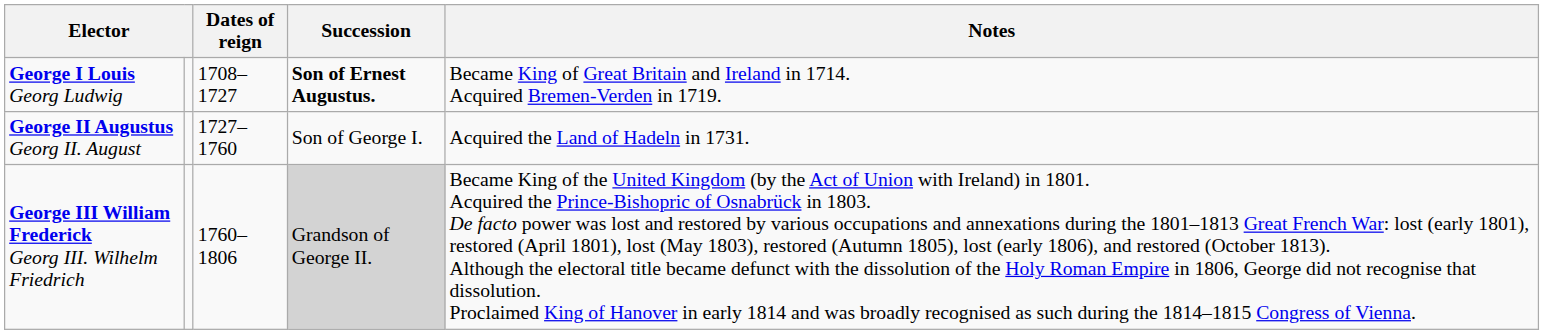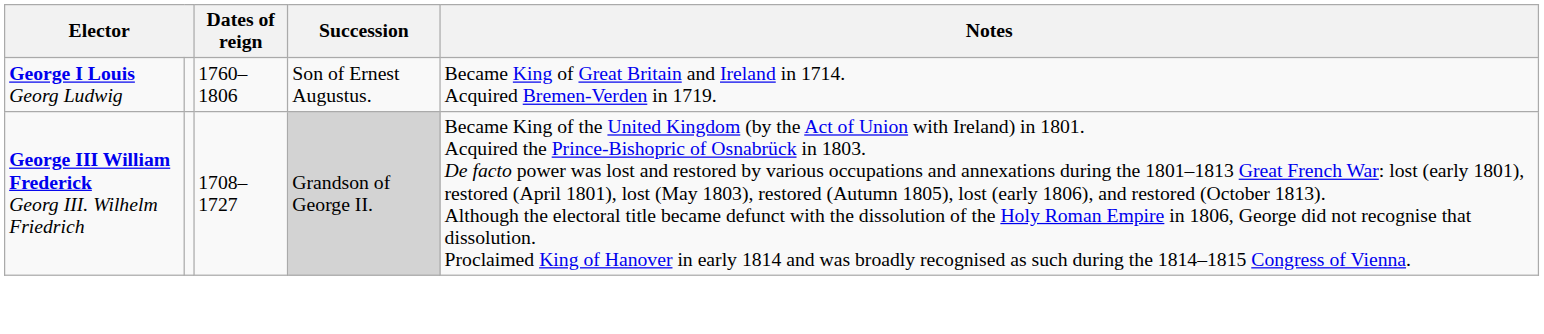(222, 84) 1708–1727 -> (223, 84) 1760–1806
(349, 84) bold -> (346, 84) normal
- row: (91, 137)
(222, 246) 1760–1806 -> (223, 193) 1708–1727
